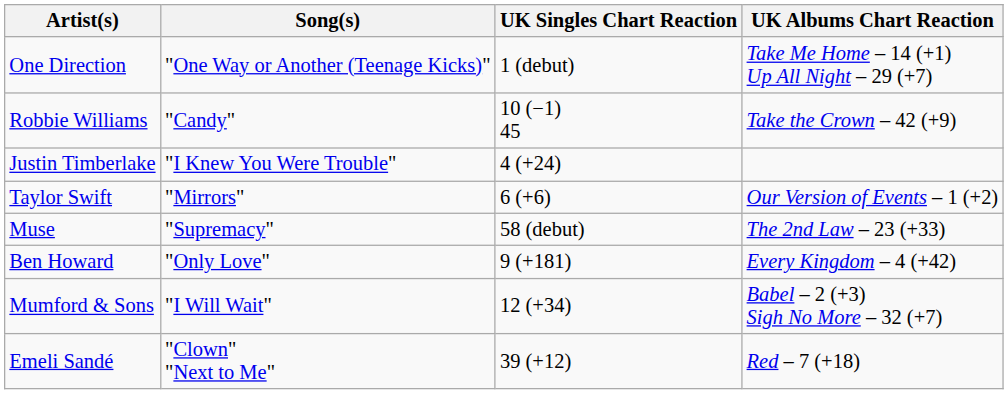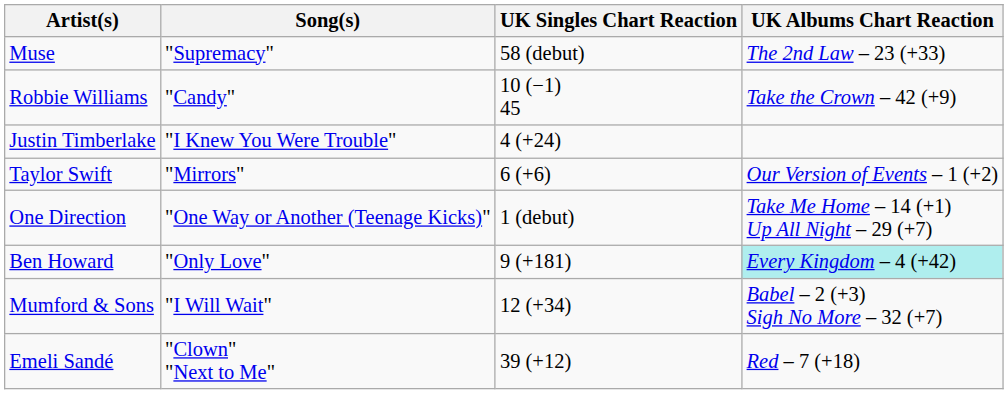rows swapped: (32, 229) <-> (68, 64)
(851, 261) no background -> (851, 261) paleturquoise background
